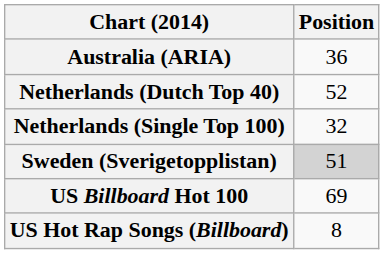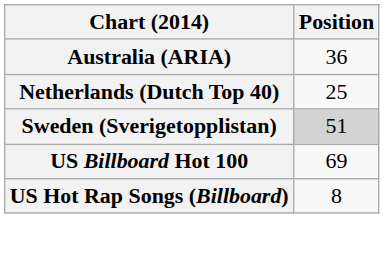(337, 91) 52 -> (337, 91) 25
- row: (149, 126)
